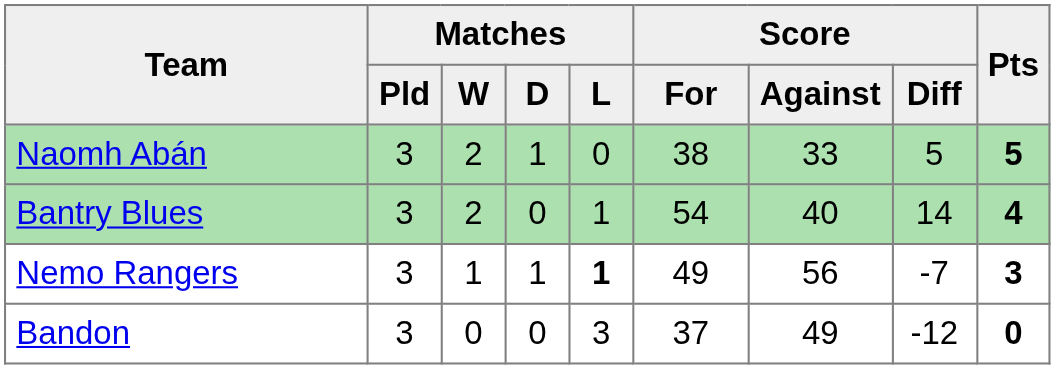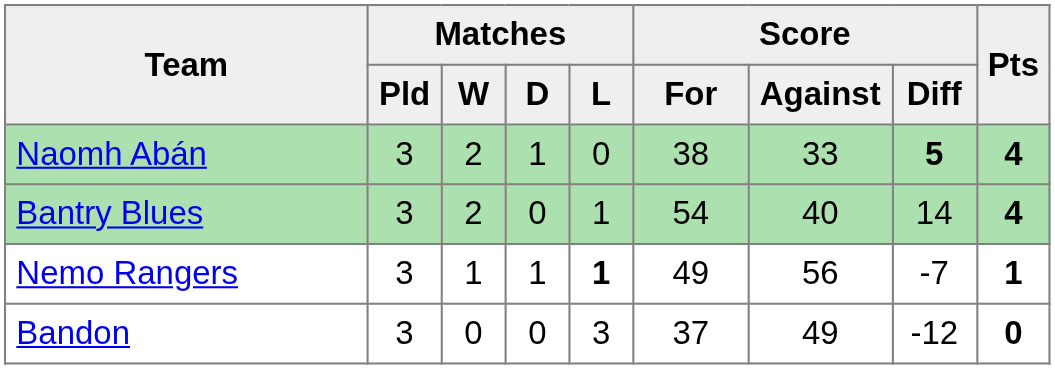(934, 153) normal -> (934, 153) bold
(1013, 153) 5 -> (1013, 153) 4
(1013, 273) 3 -> (1013, 273) 1
